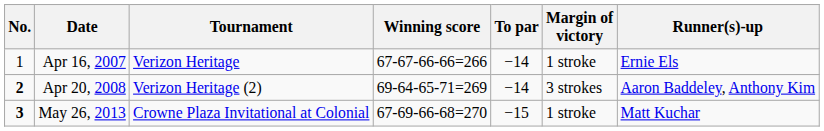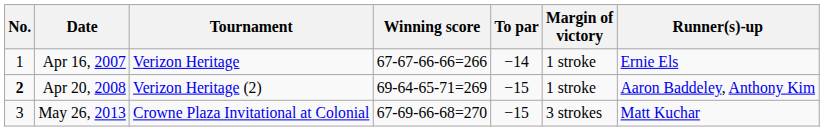(517, 87) −14 -> (517, 87) −15
(574, 87) 3 strokes -> (571, 87) 1 stroke
(20, 113) bold -> (20, 113) normal
(571, 113) 1 stroke -> (574, 113) 3 strokes
